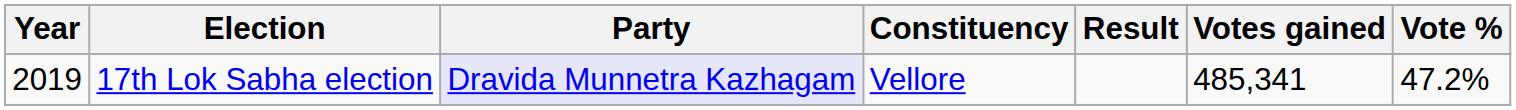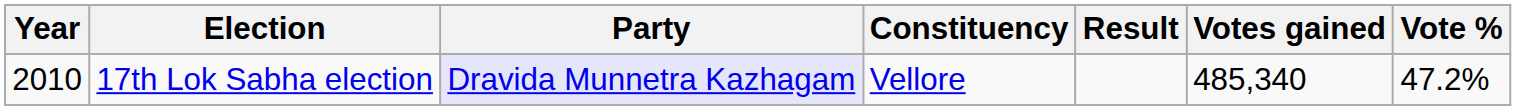(47, 79) 2019 -> (47, 79) 2010
(1250, 79) 485,341 -> (1250, 79) 485,340
